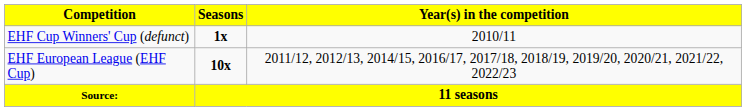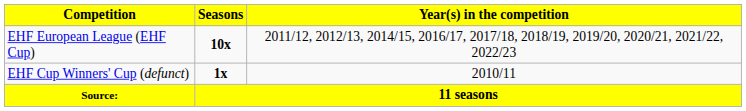rows swapped: (87, 66) <-> (98, 36)
